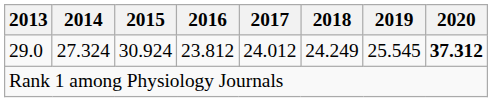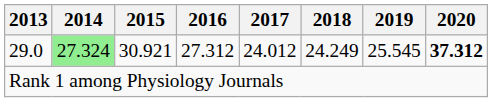(83, 50) no background -> (83, 50) lightgreen background
(145, 50) 30.924 -> (145, 50) 30.921
(208, 50) 23.812 -> (208, 50) 27.312
